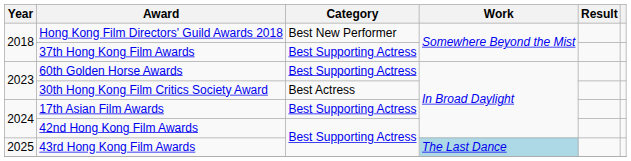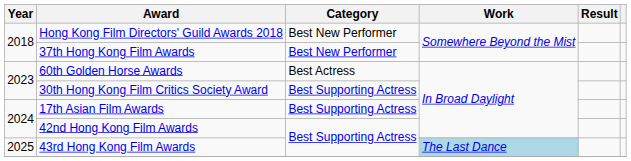(352, 52) Best Supporting Actress -> (342, 52) Best New Performer
(352, 71) Best Supporting Actress -> (322, 71) Best Actress
(322, 90) Best Actress -> (352, 90) Best Supporting Actress
